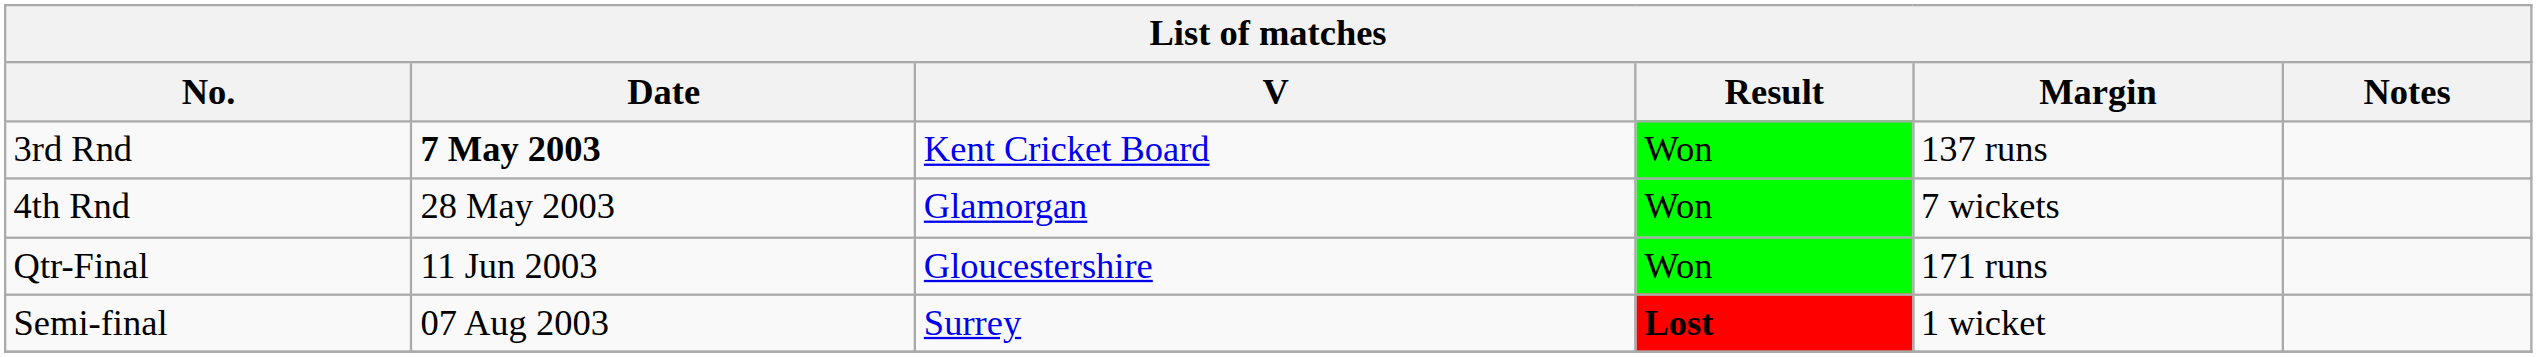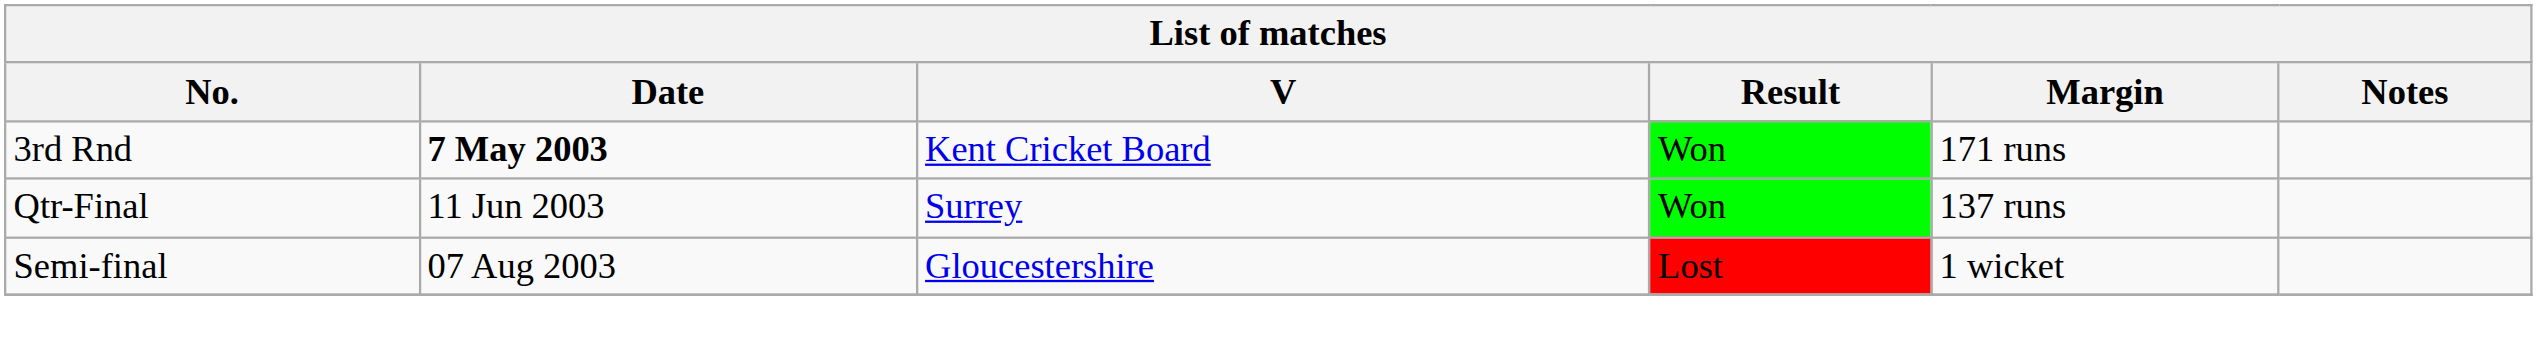(1984, 149) 137 runs -> (2003, 149) 171 runs
- row: (72, 206)
(1038, 264) Gloucestershire -> (974, 206) Surrey
(1984, 264) 171 runs -> (2003, 206) 137 runs
(973, 322) Surrey -> (1040, 264) Gloucestershire
(1679, 322) bold -> (1691, 264) normal
